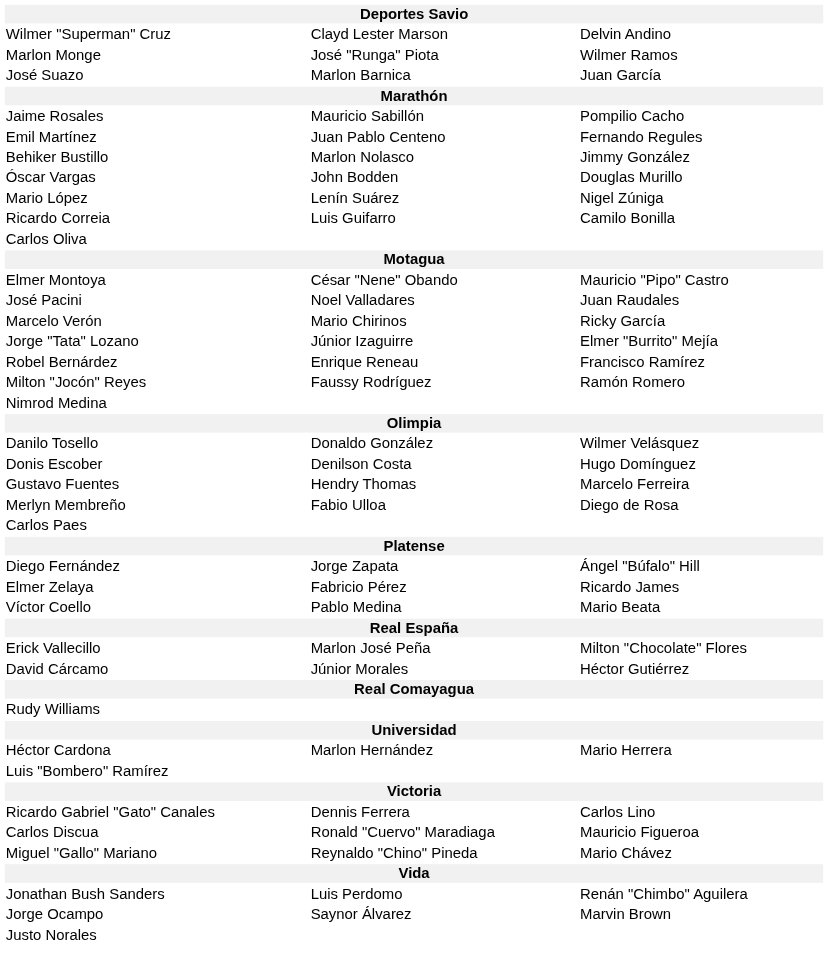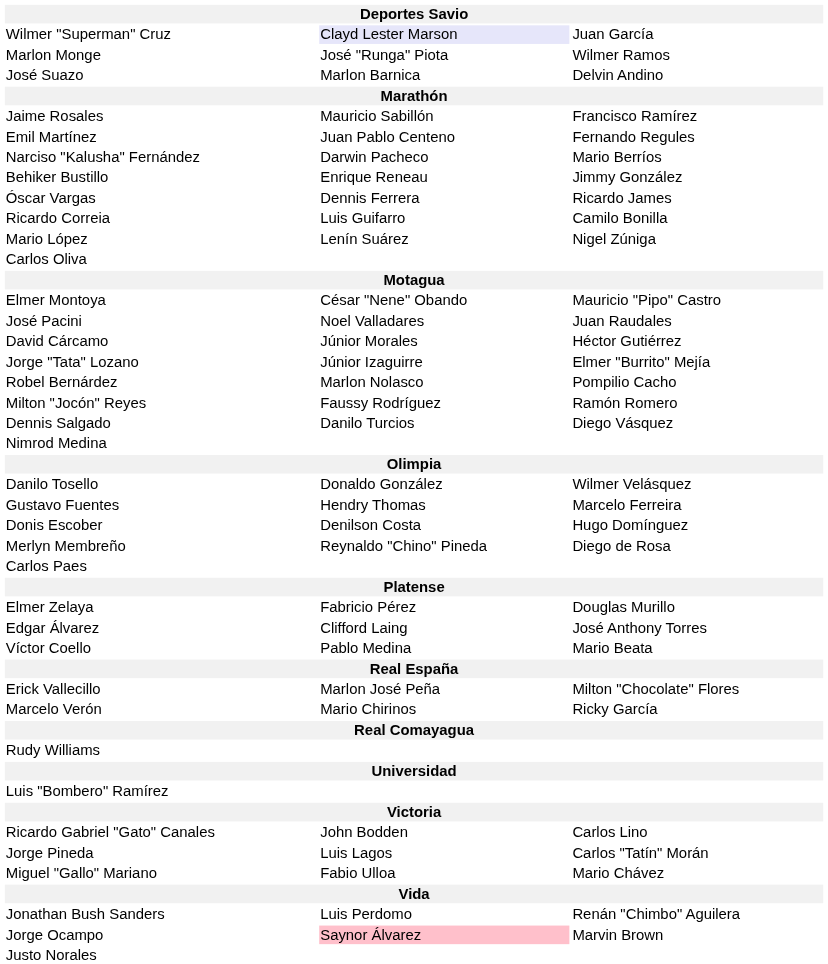(379, 34) no background -> (389, 34) lavender background
(626, 34) Delvin Andino -> (613, 34) Juan García
(621, 75) Juan García -> (618, 75) Delvin Andino
(632, 116) Pompilio Cacho -> (635, 116) Francisco Ramírez
+ row: (103, 157)
(362, 157) Marlon Nolasco -> (374, 177) Enrique Reneau
(355, 177) John Bodden -> (370, 198) Dennis Ferrera
(631, 177) Douglas Murillo -> (622, 198) Ricardo James
rows swapped: (58, 218) <-> (47, 198)
rows swapped: (54, 321) <-> (57, 668)
(364, 362) Enrique Reneau -> (372, 382) Marlon Nolasco
(642, 362) Francisco Ramírez -> (624, 382) Pompilio Cacho
+ row: (58, 423)
rows swapped: (54, 464) <-> (62, 484)
(348, 505) Fabio Ulloa -> (404, 546) Reynaldo "Chino" Pineda
- row: (63, 566)
(630, 587) Ricardo James -> (624, 607) Douglas Murillo
+ row: (53, 627)
- row: (58, 750)
(360, 812) Dennis Ferrera -> (364, 832) John Bodden
- row: (52, 832)
+ row: (50, 853)
(394, 853) Reynaldo "Chino" Pineda -> (358, 873) Fabio Ulloa
(361, 914) no background -> (371, 934) pink background
